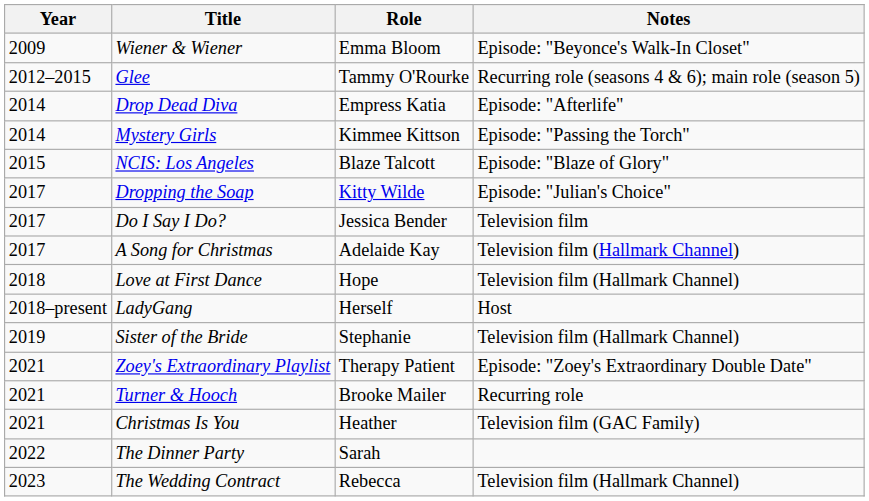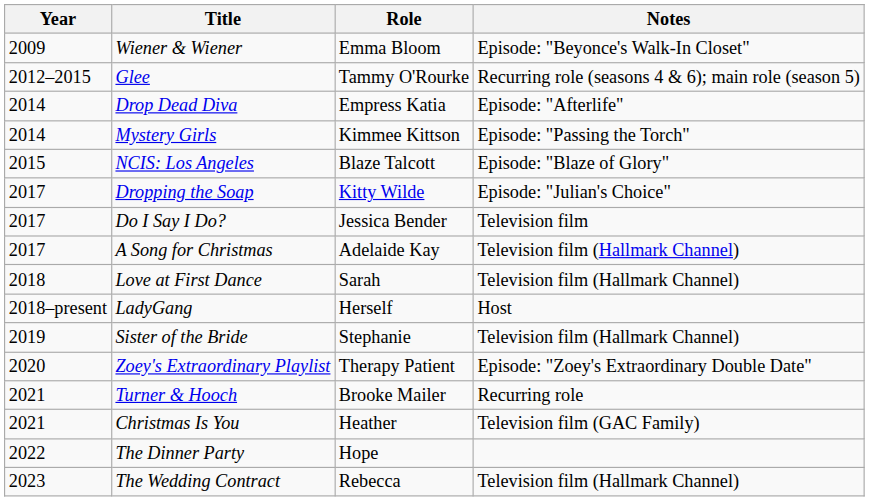(359, 279) Hope -> (360, 279) Sarah
(27, 366) 2021 -> (27, 366) 2020
(360, 452) Sarah -> (359, 452) Hope
